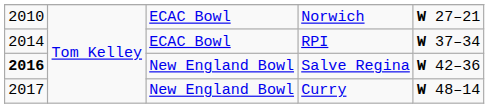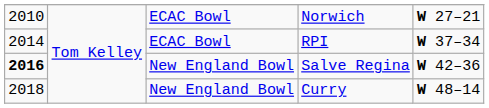(26, 91) 2017 -> (26, 91) 2018
